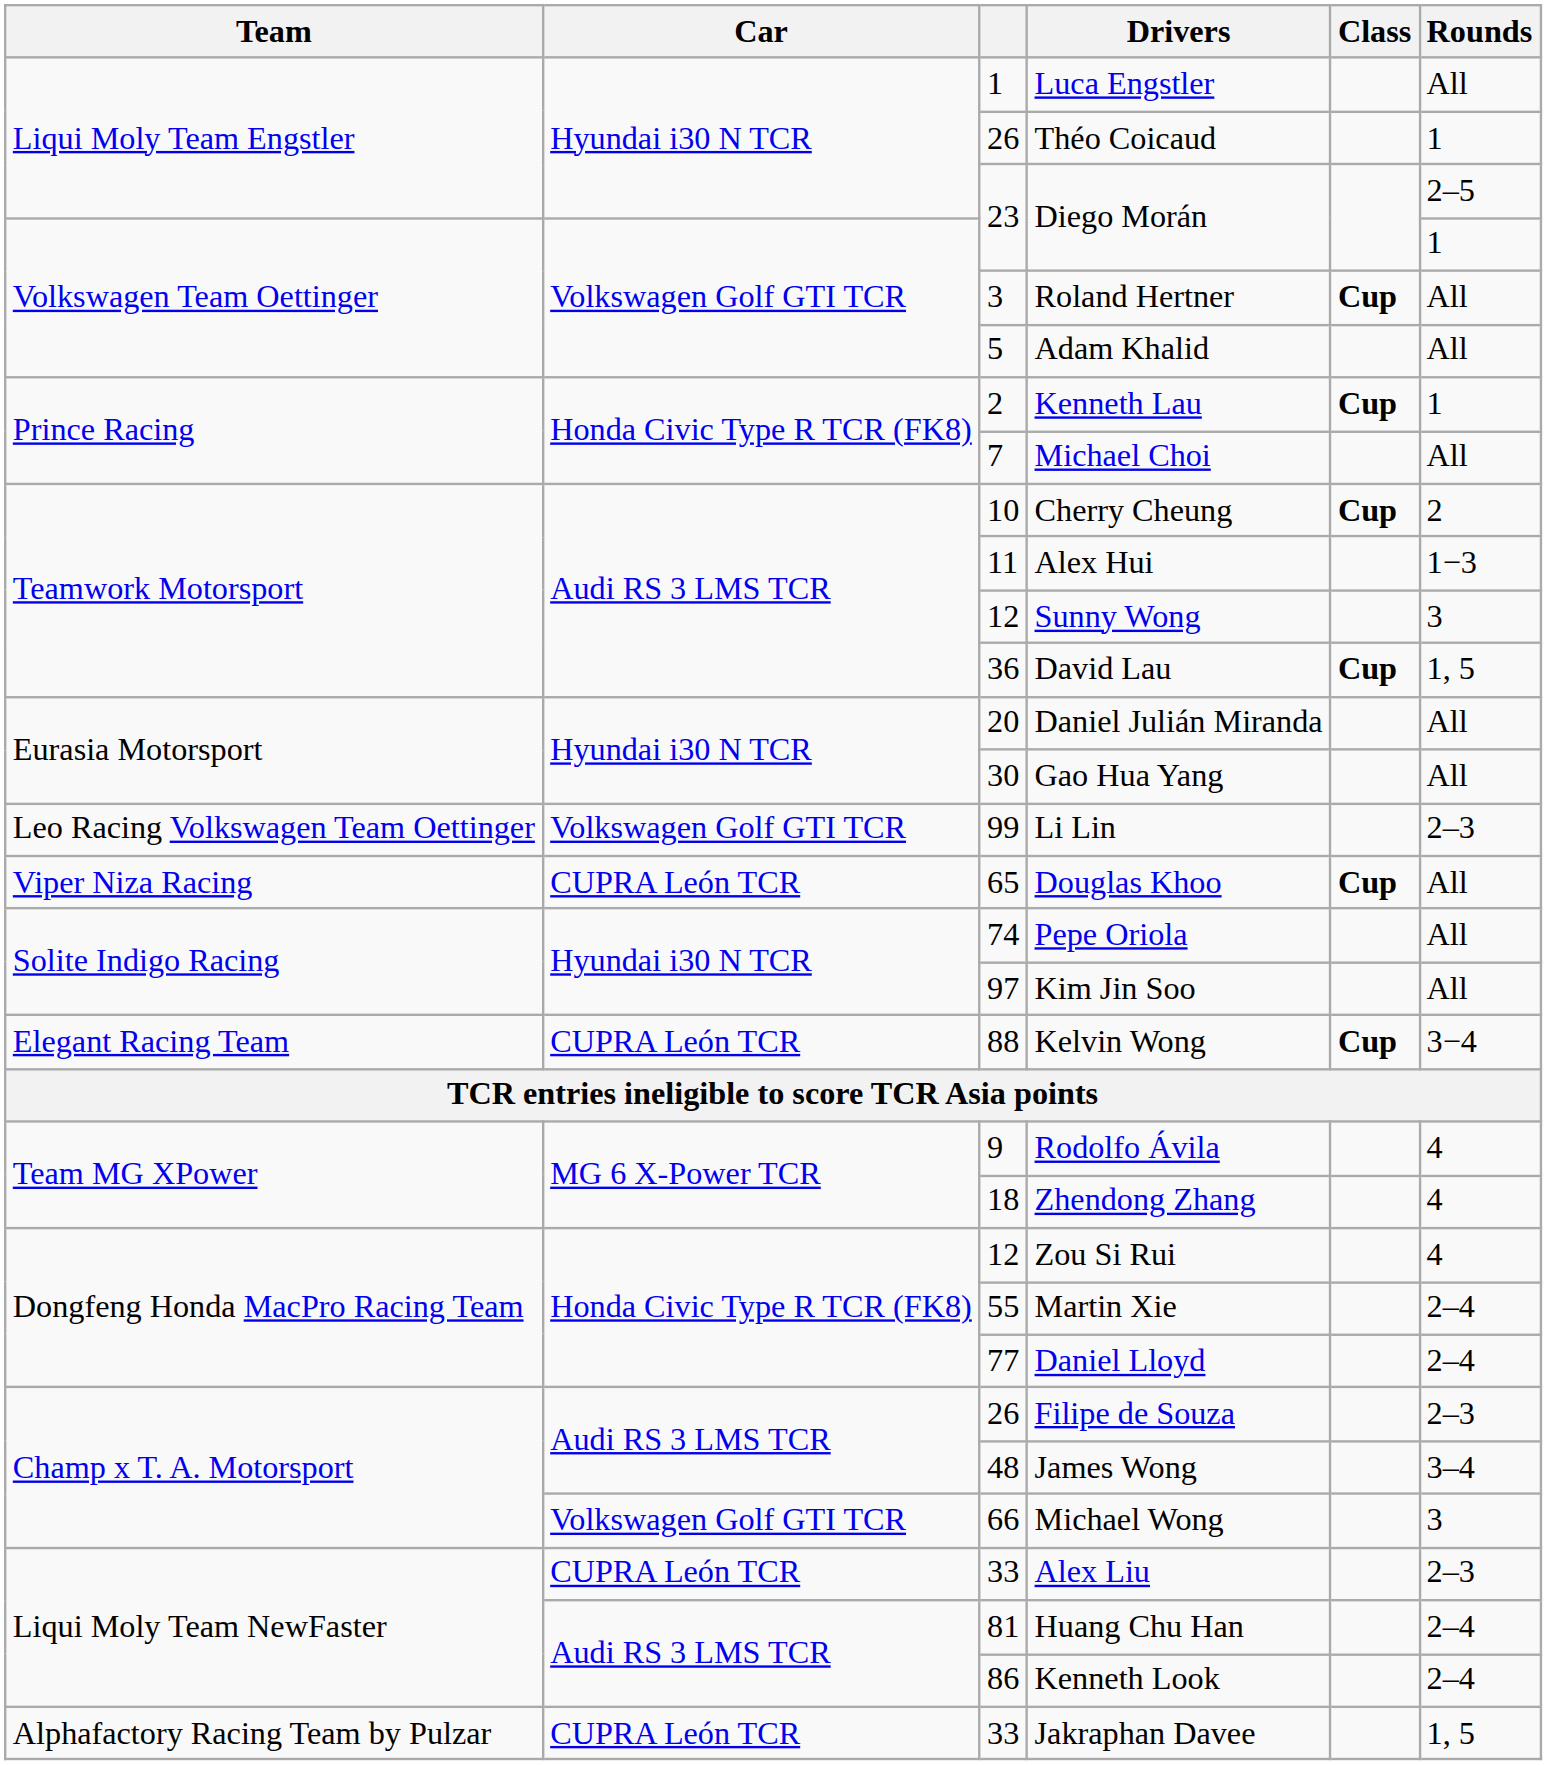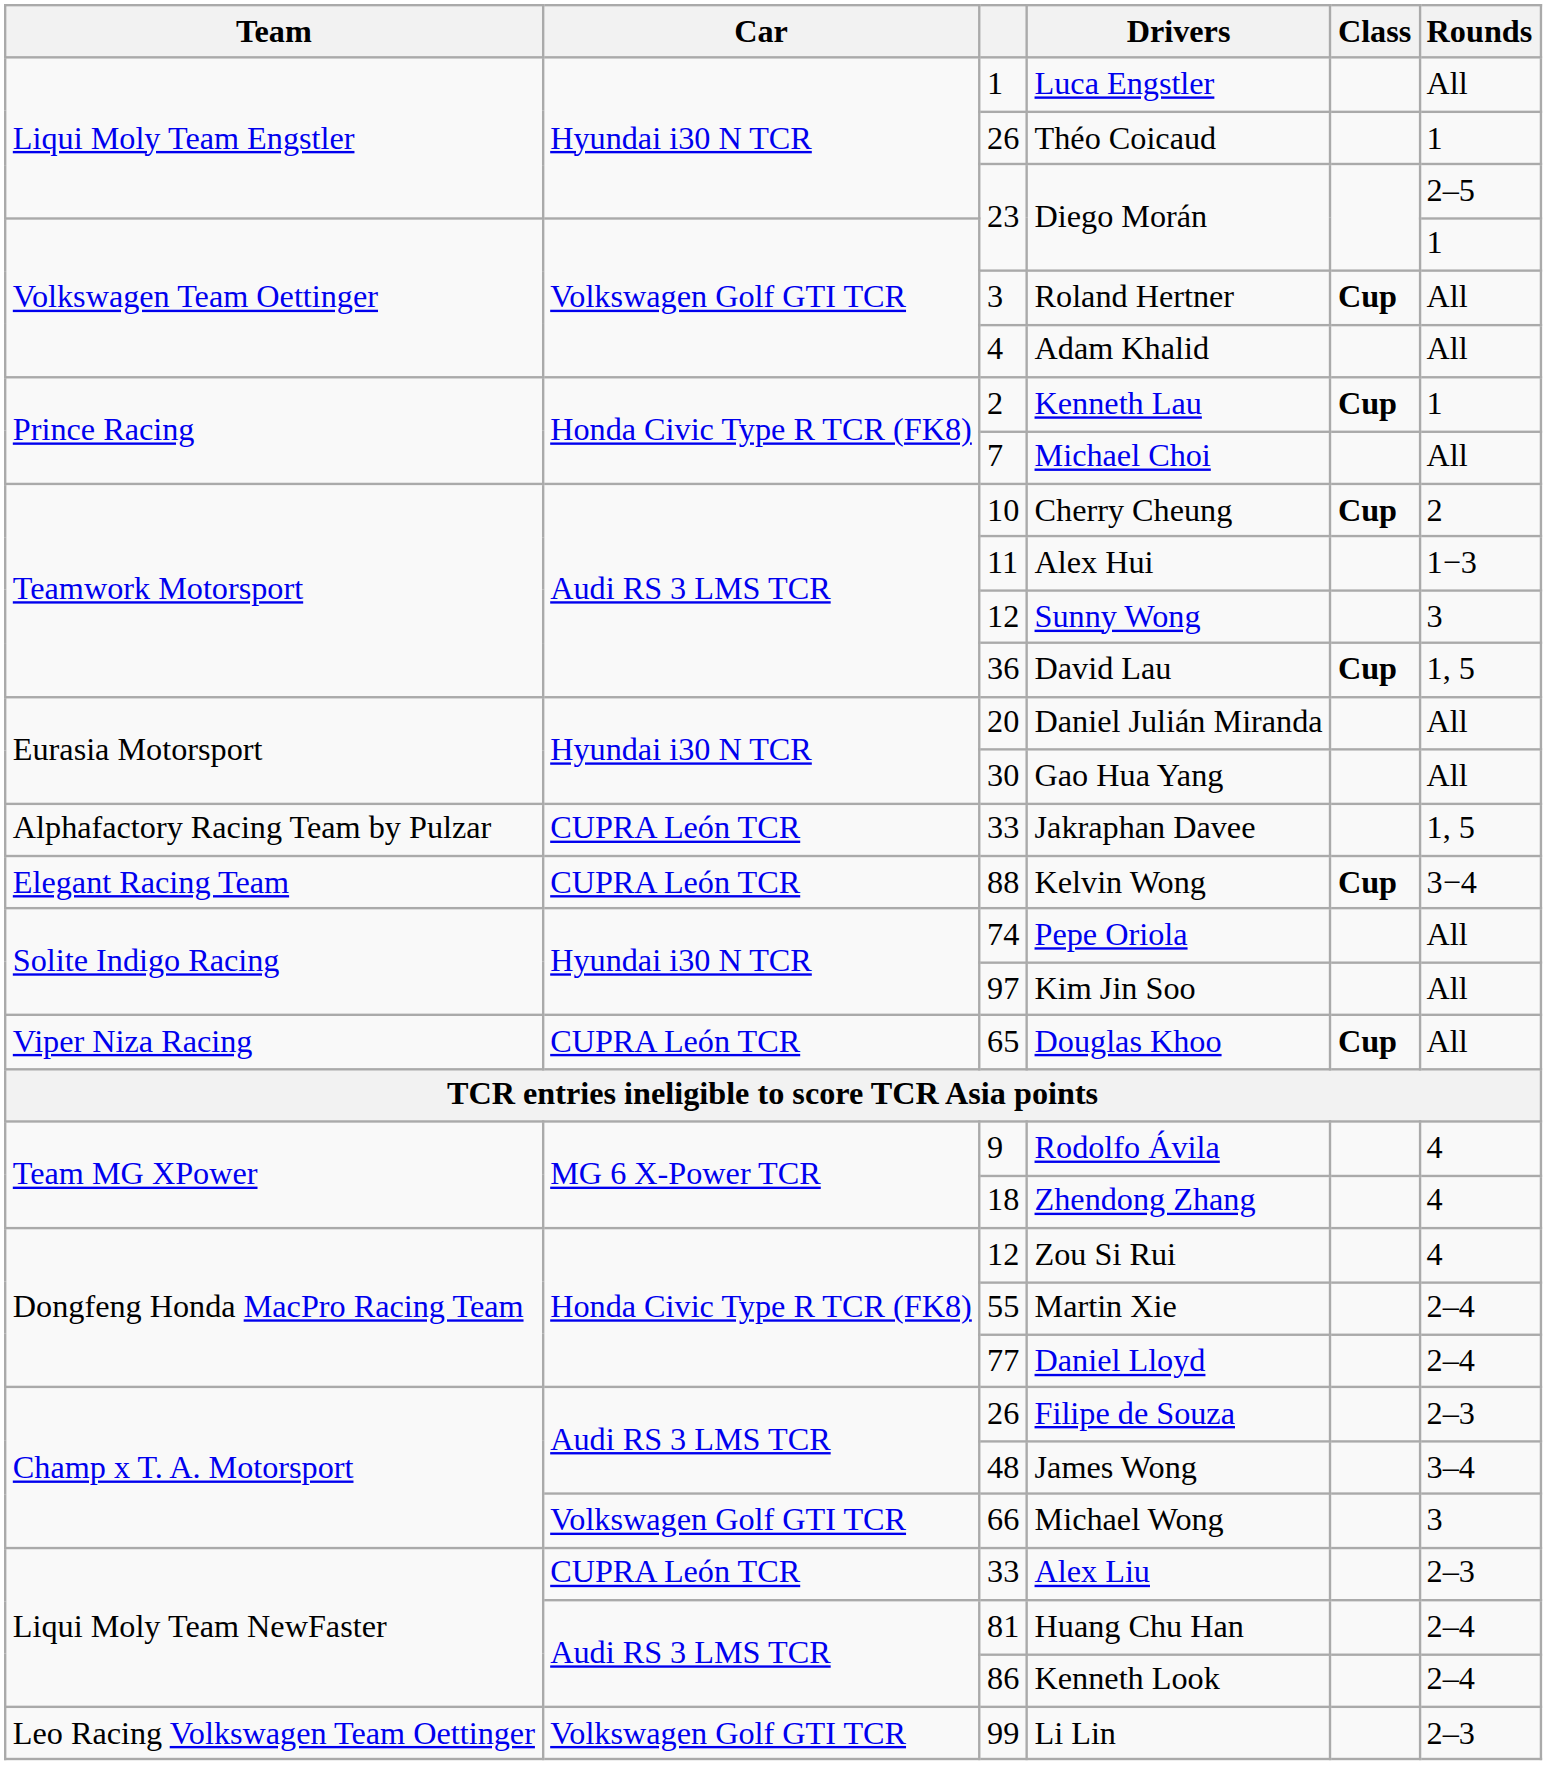(995, 349) 5 -> (995, 349) 4
rows swapped: (252, 1732) <-> (274, 828)
rows swapped: (133, 881) <-> (151, 1041)
